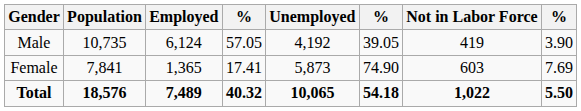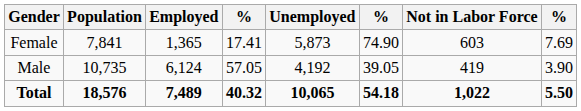rows swapped: (34, 42) <-> (34, 67)
